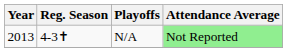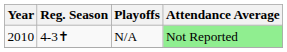(21, 36) 2013 -> (21, 36) 2010
